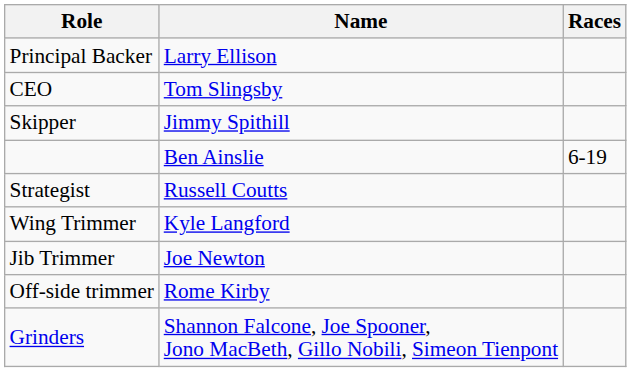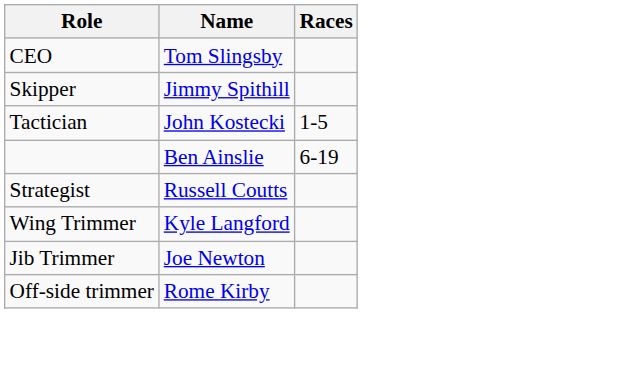- row: (81, 55)
+ row: (48, 122)
- row: (47, 337)
